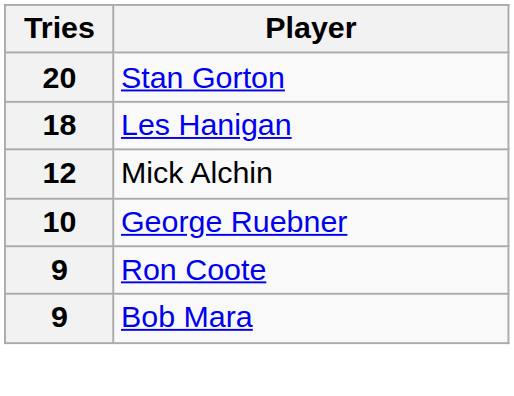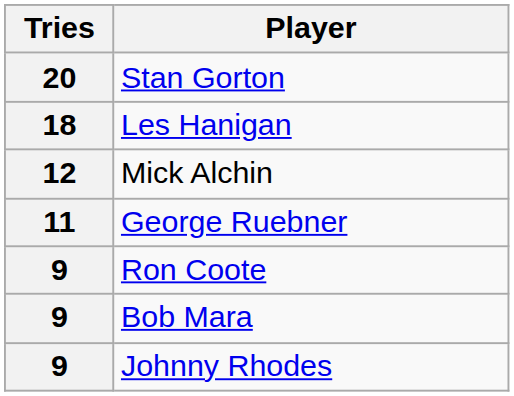(59, 221) 10 -> (59, 221) 11
+ row: (227, 366)
